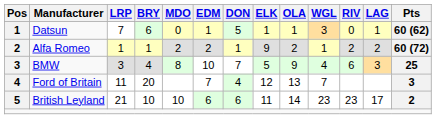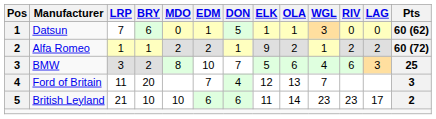(377, 30) 1 -> (377, 30) 0
(149, 65) 4 -> (149, 65) 2
(294, 65) 9 -> (294, 65) 6
